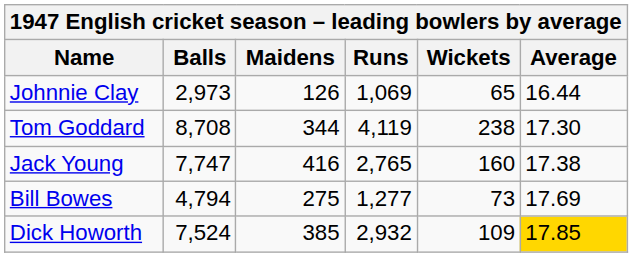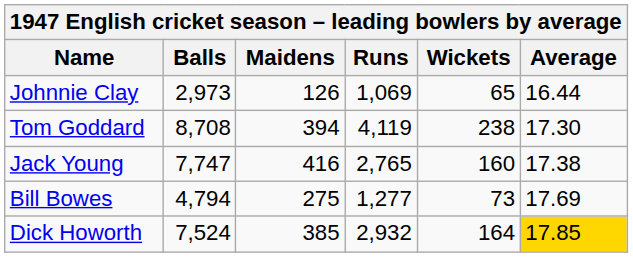(321, 127) 344 -> (321, 127) 394
(496, 233) 109 -> (496, 233) 164
